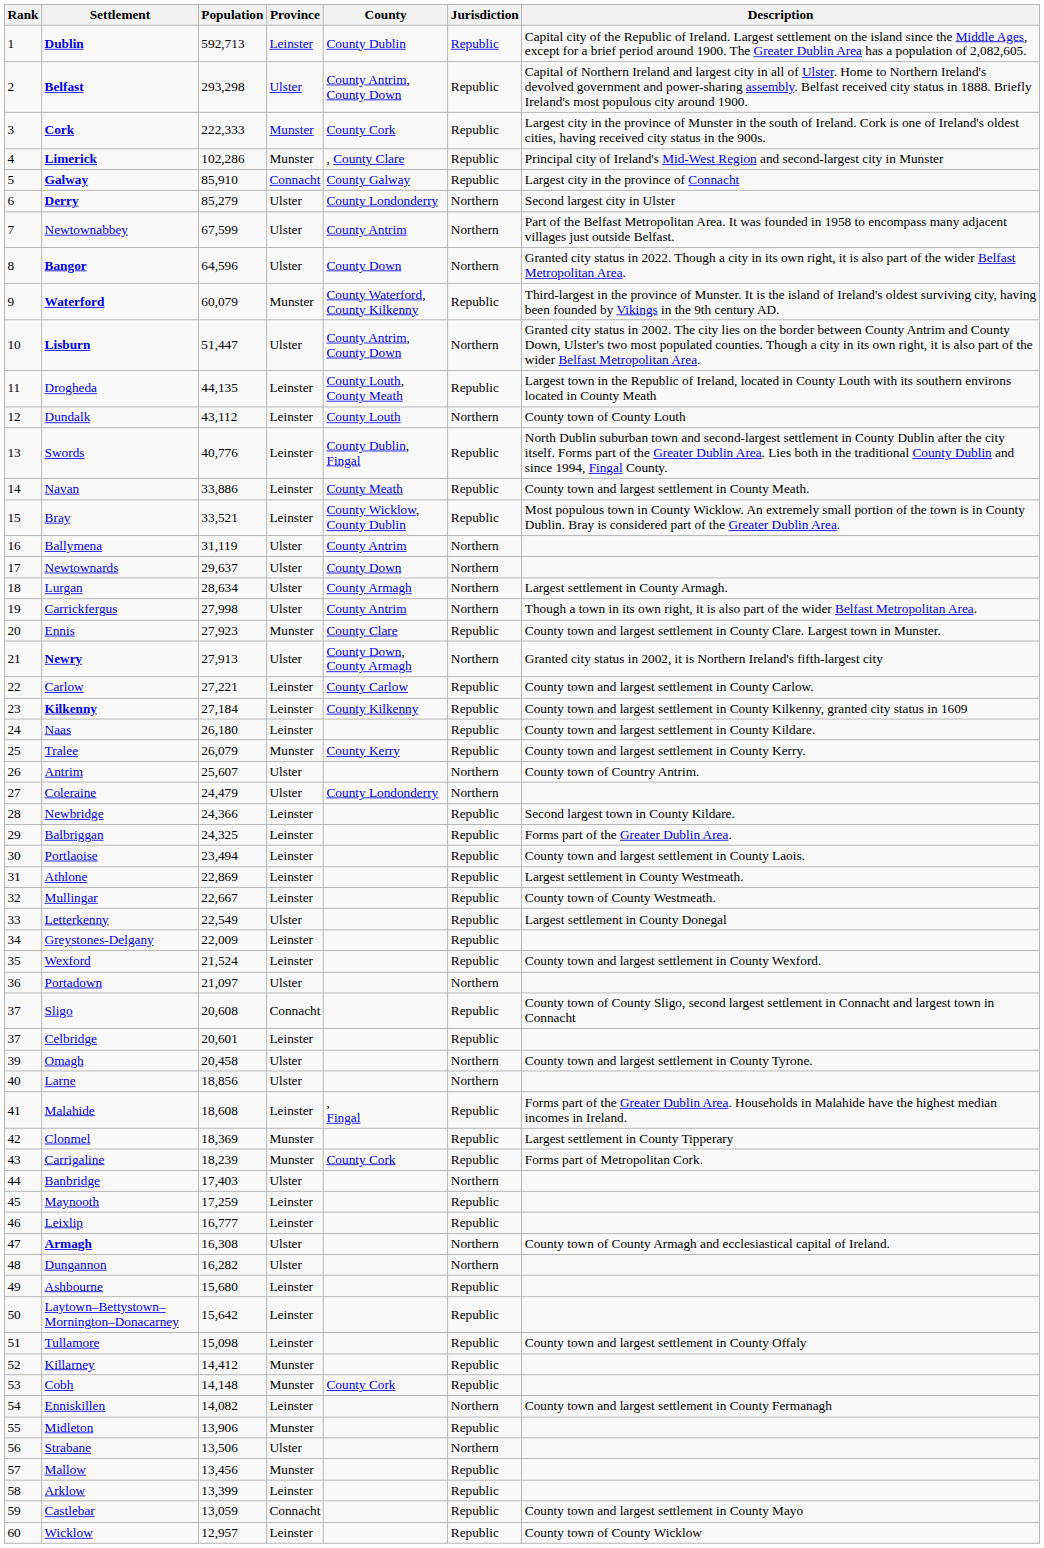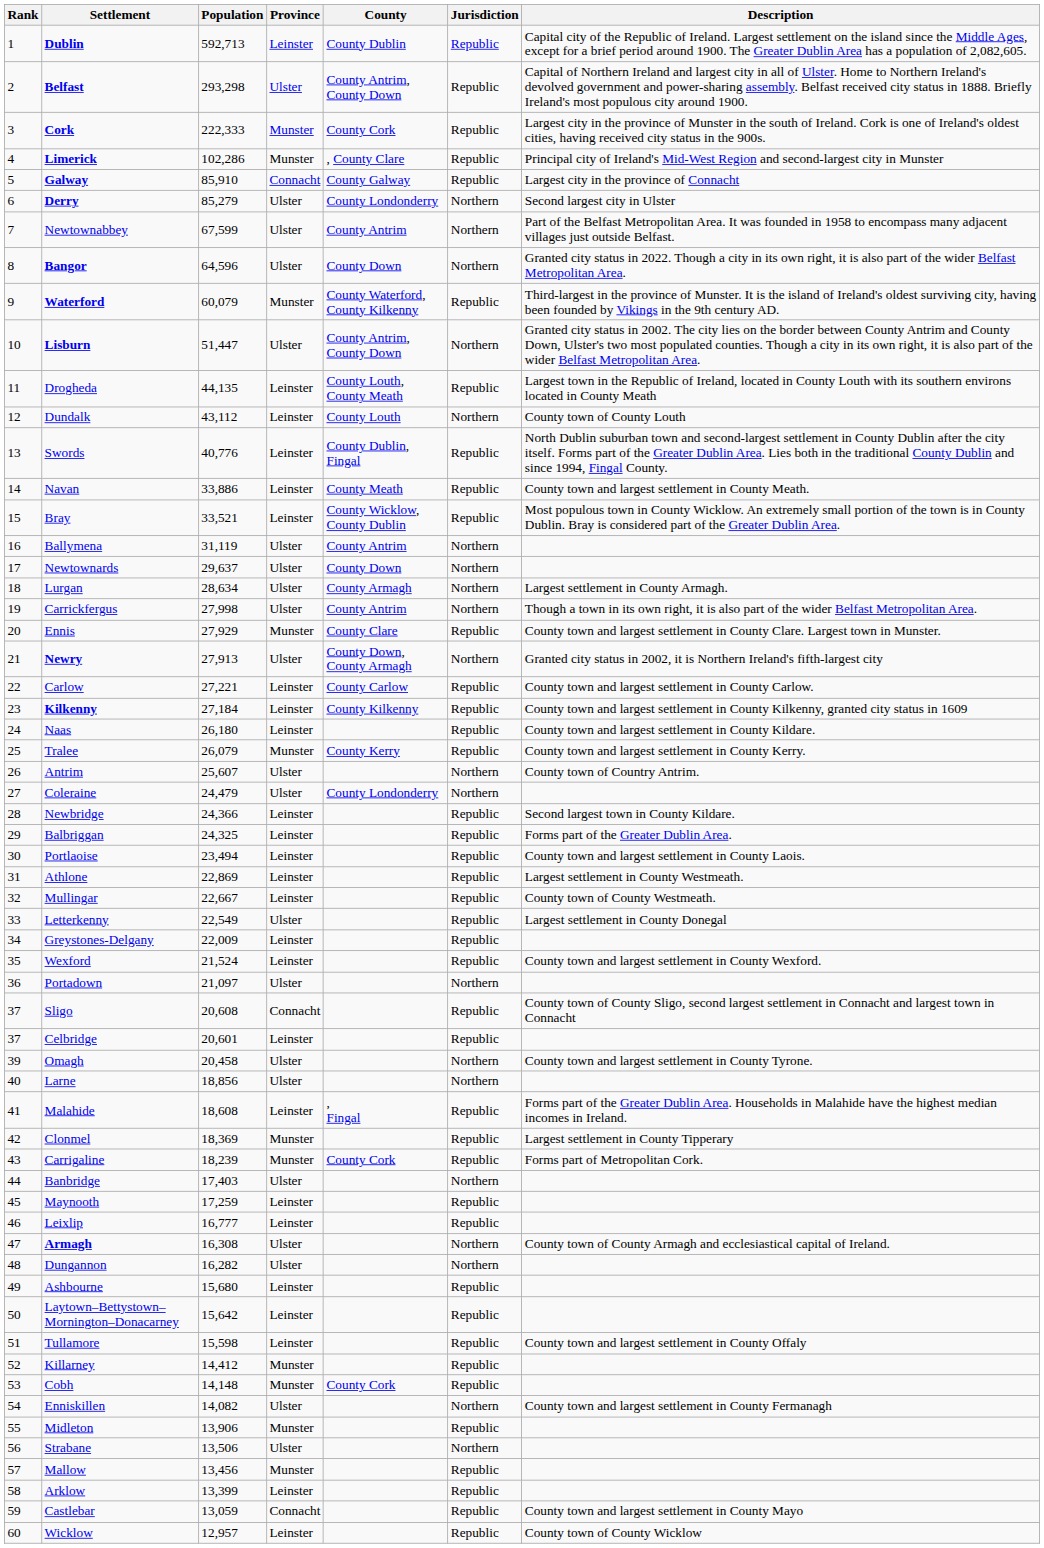(220, 630) 27,923 -> (220, 630) 27,929
(220, 1343) 15,098 -> (220, 1343) 15,598
(291, 1406) Leinster -> (286, 1406) Ulster
